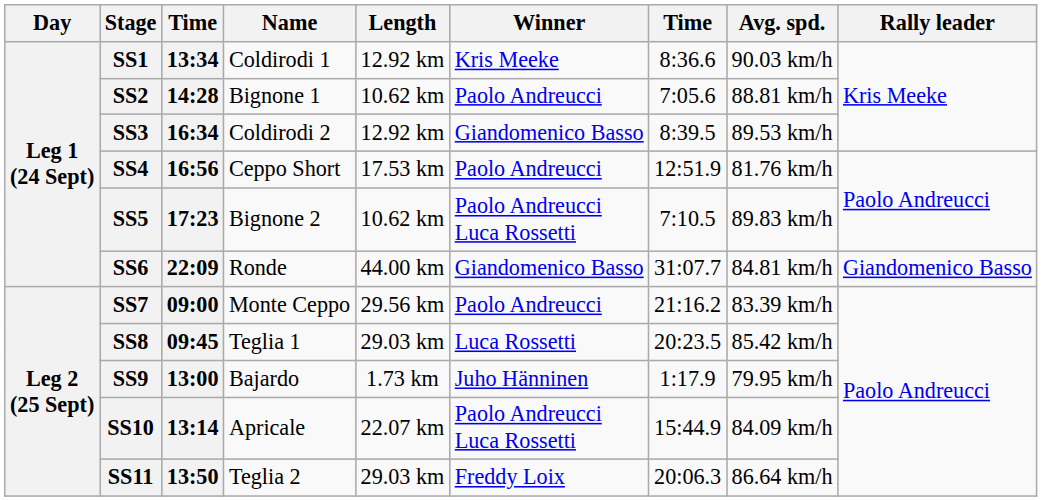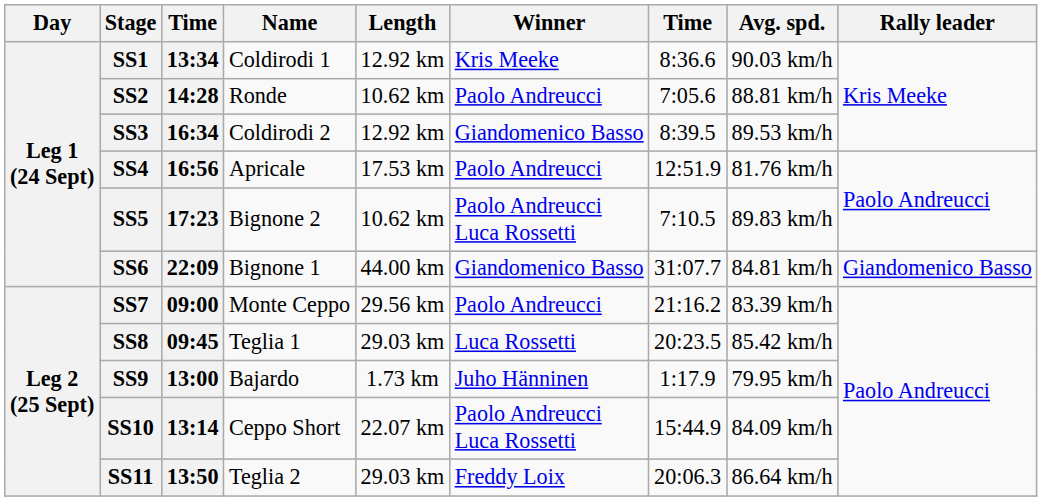(275, 96) Bignone 1 -> (258, 96) Ronde
(285, 169) Ceppo Short -> (267, 169) Apricale
(258, 268) Ronde -> (275, 268) Bignone 1
(267, 428) Apricale -> (285, 428) Ceppo Short
